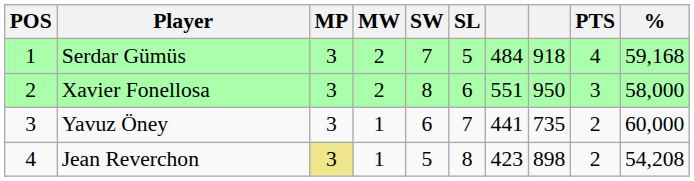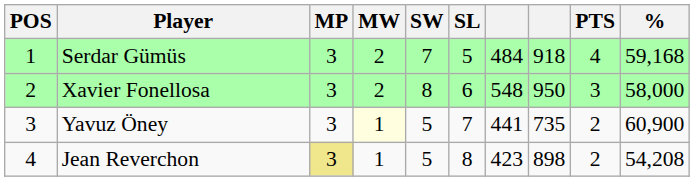(507, 90) 551 -> (507, 90) 548
(379, 124) no background -> (379, 124) lightyellow background
(427, 124) 6 -> (427, 124) 5
(655, 124) 60,000 -> (655, 124) 60,900
